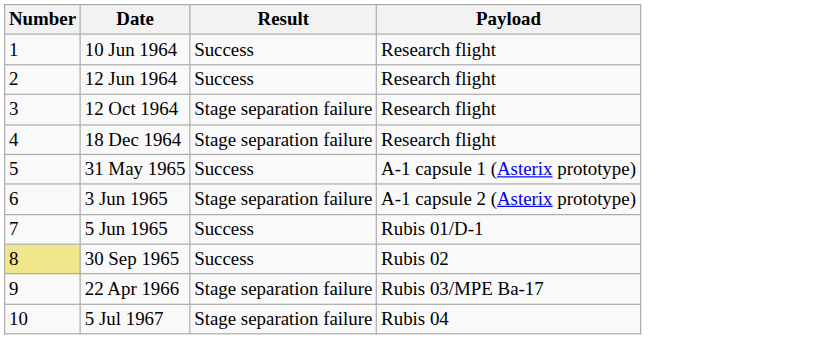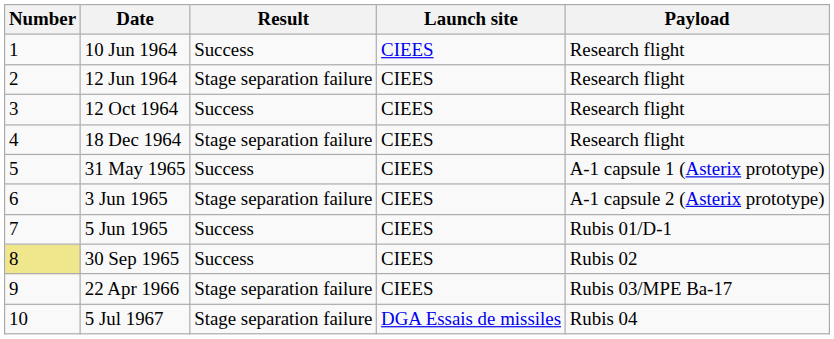+ column: (471, 19)
(224, 79) Success -> (283, 79) Stage separation failure
(283, 109) Stage separation failure -> (224, 109) Success
